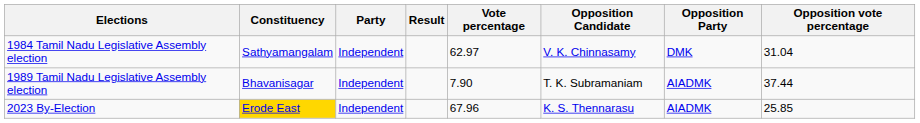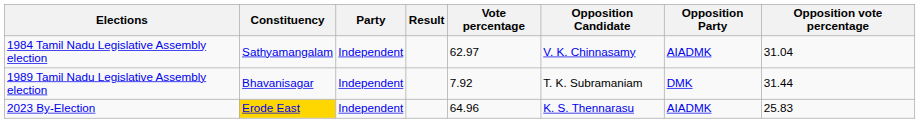(680, 51) DMK -> (689, 51) AIADMK
(461, 83) 7.90 -> (461, 83) 7.92
(689, 83) AIADMK -> (680, 83) DMK
(778, 83) 37.44 -> (778, 83) 31.44
(464, 108) 67.96 -> (464, 108) 64.96
(778, 108) 25.85 -> (778, 108) 25.83
